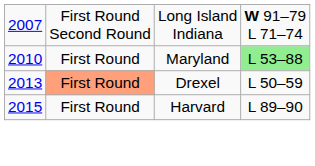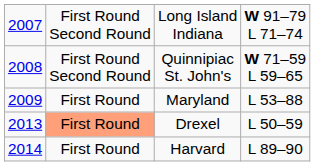+ row: (198, 66)
(25, 58) 2010 -> (25, 99) 2009
(275, 58) lightgreen background -> (275, 99) no background
(25, 107) 2015 -> (25, 148) 2014
